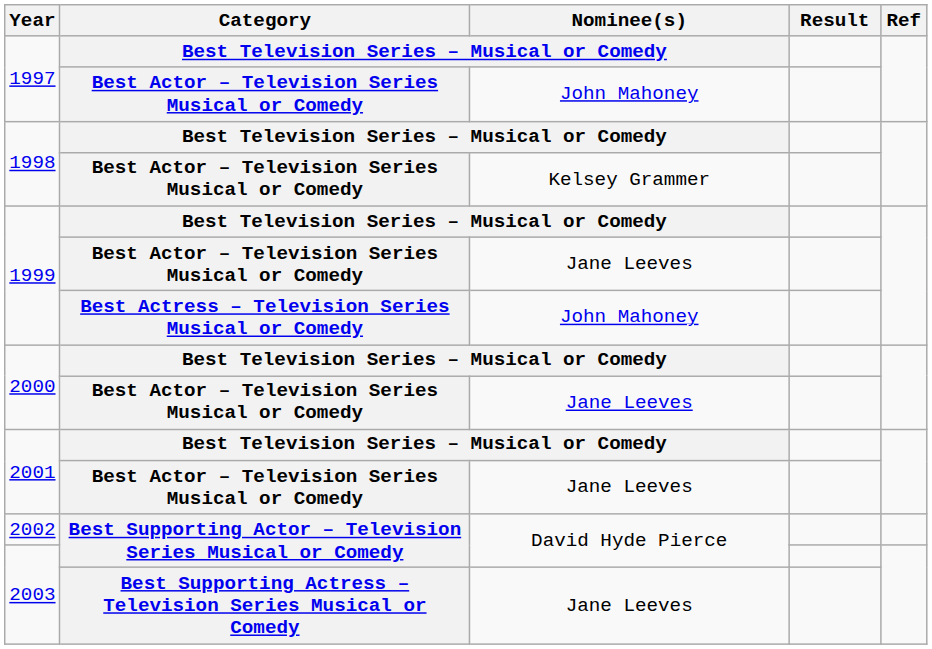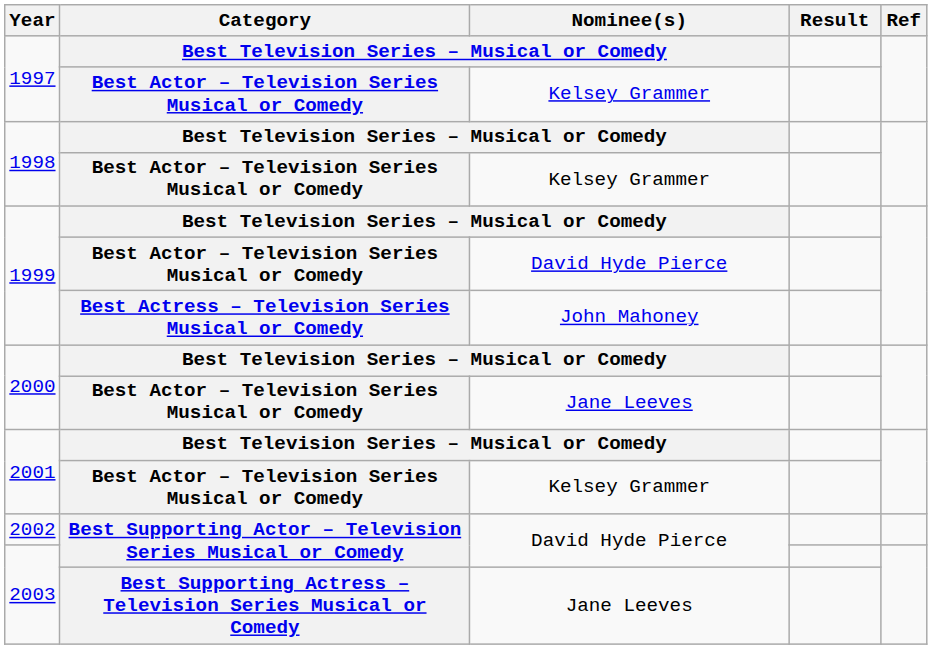(629, 94) John Mahoney -> (629, 94) Kelsey Grammer
(629, 264) Jane Leeves -> (629, 264) David Hyde Pierce
(629, 487) Jane Leeves -> (629, 487) Kelsey Grammer
